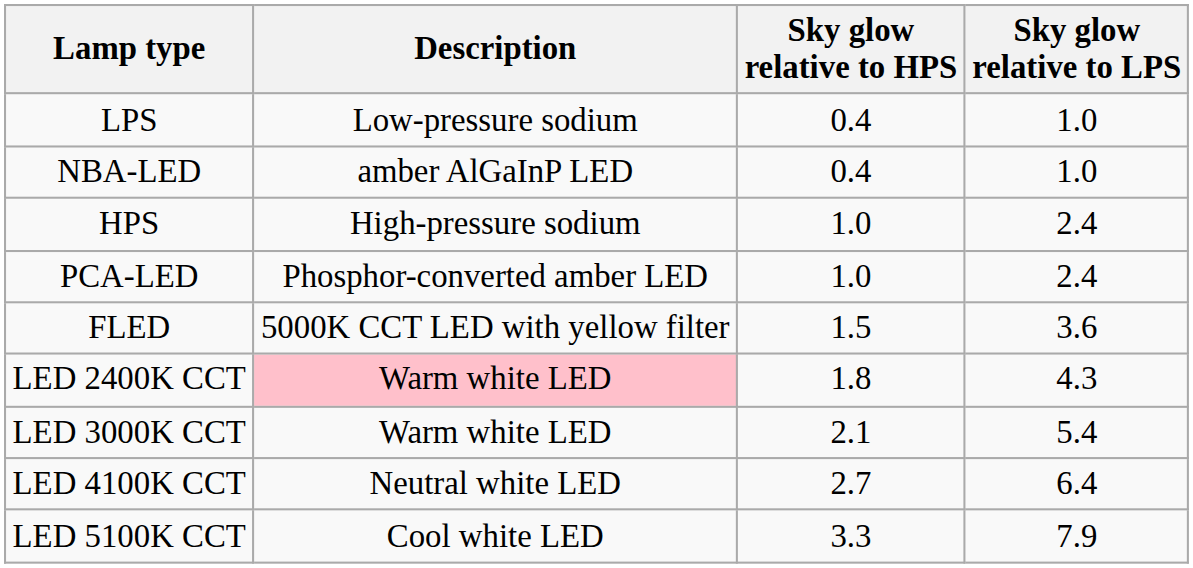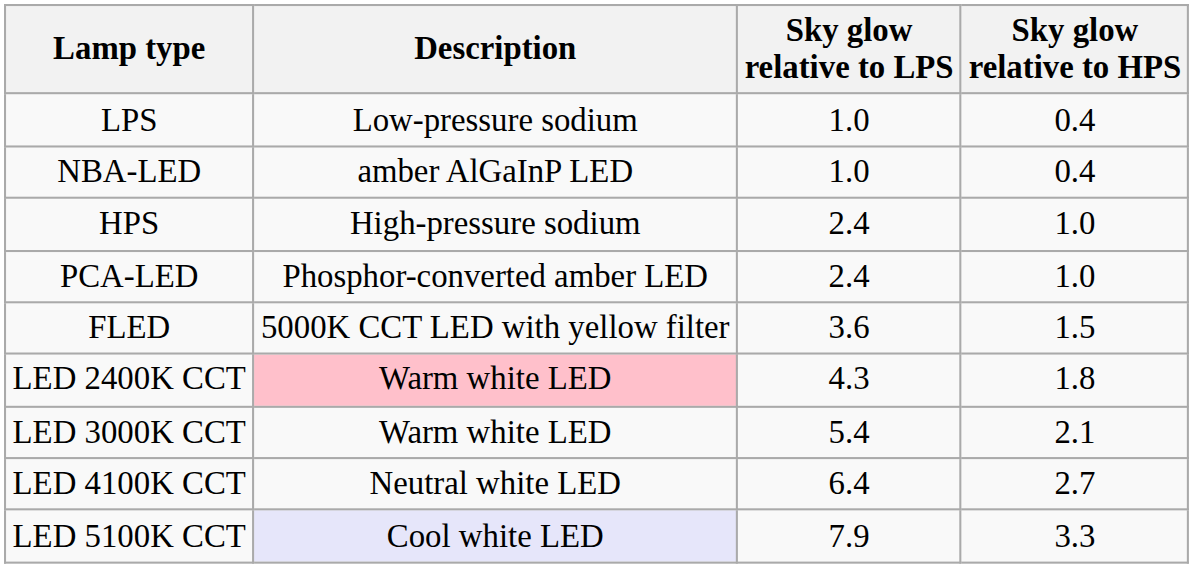columns swapped: (1077, 48) <-> (851, 48)
(495, 535) no background -> (495, 535) lavender background
